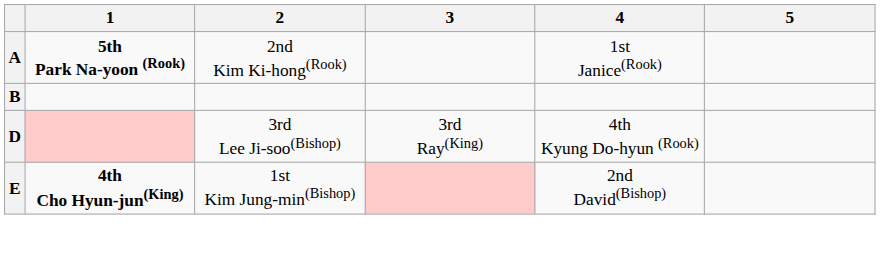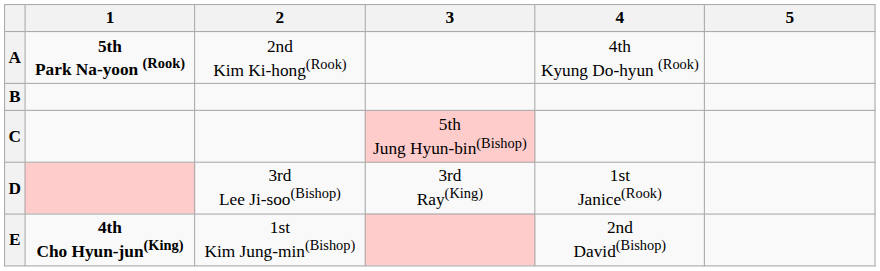(620, 57) 1st Janice(Rook) -> (620, 57) 4th Kyung Do-hyun (Rook)
+ row: (15, 136)
(620, 136) 4th Kyung Do-hyun (Rook) -> (620, 188) 1st Janice(Rook)
